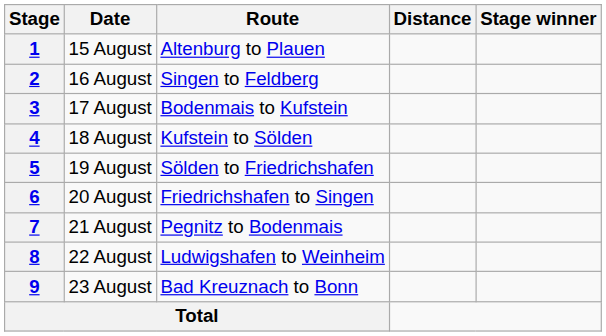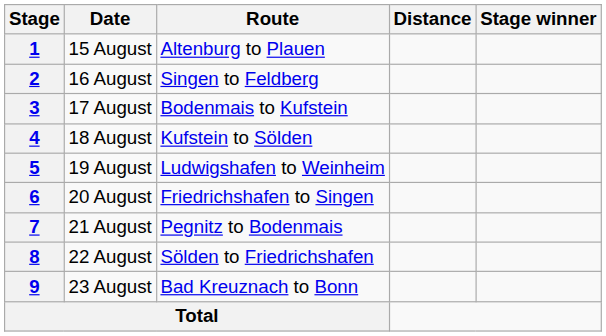(267, 167) Sölden to Friedrichshafen -> (273, 167) Ludwigshafen to Weinheim
(273, 256) Ludwigshafen to Weinheim -> (267, 256) Sölden to Friedrichshafen
